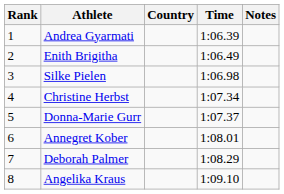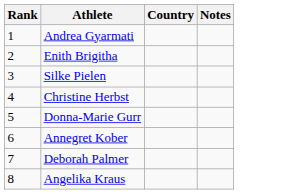- column: (220, 14)
